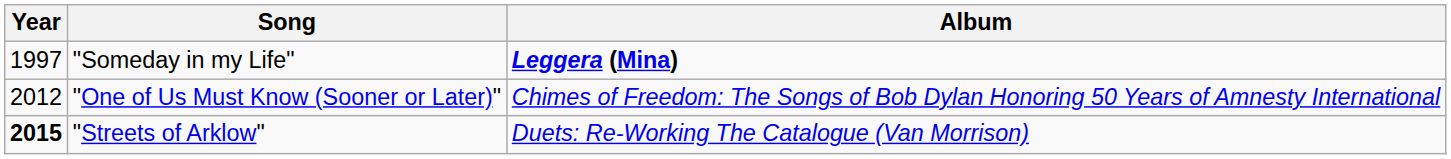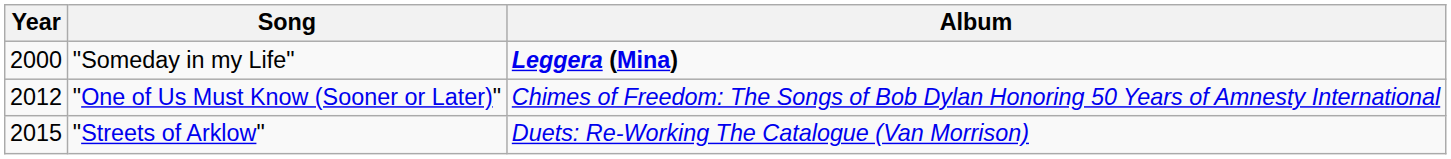(36, 60) 1997 -> (36, 60) 2000
(36, 134) bold -> (36, 134) normal
